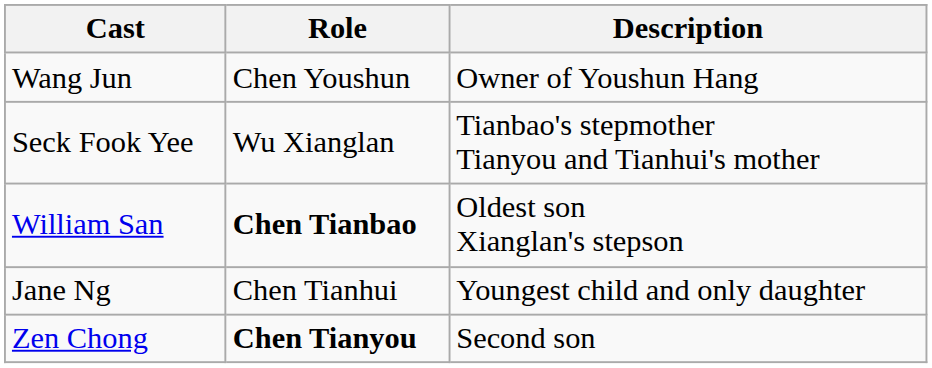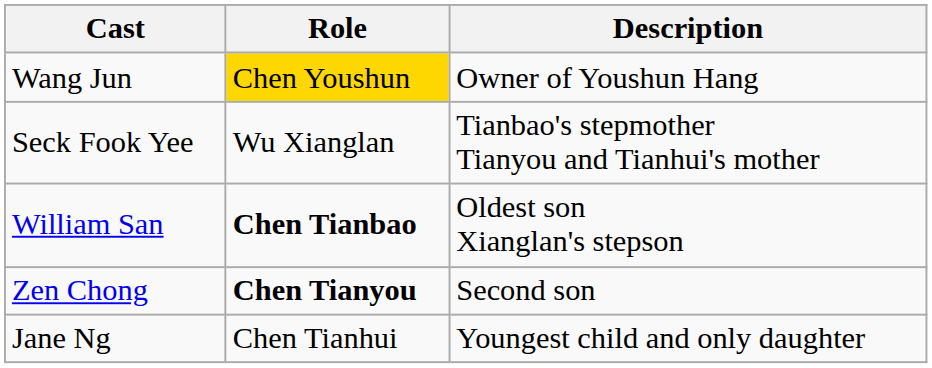(321, 76) no background -> (321, 76) gold background
rows swapped: (80, 338) <-> (61, 289)
